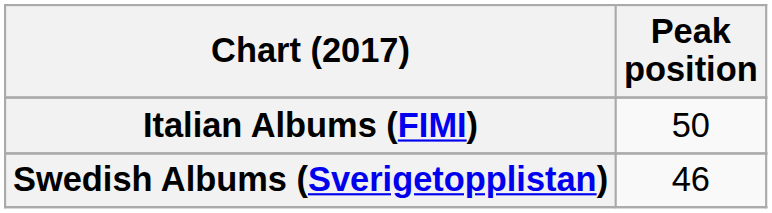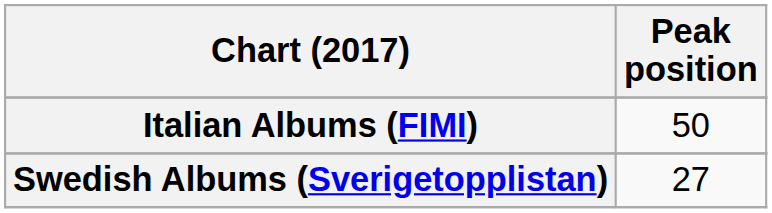(691, 179) 46 -> (691, 179) 27
